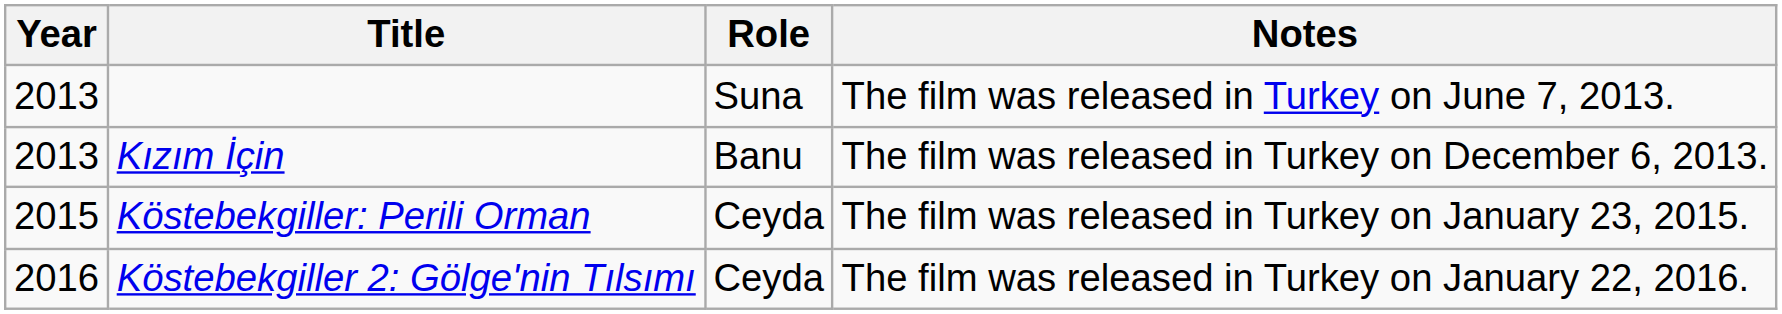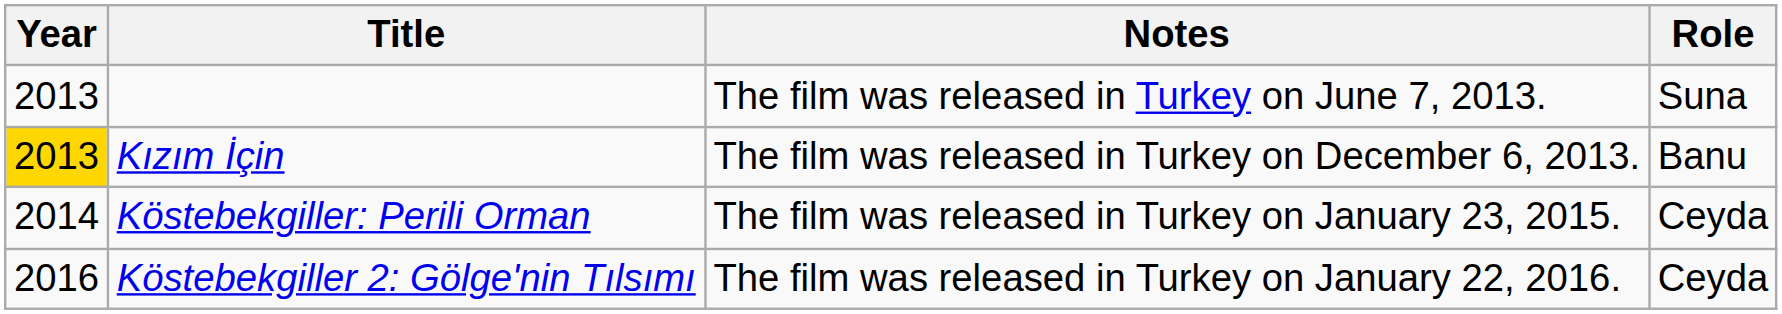columns swapped: (769, 34) <-> (1305, 34)
(57, 156) no background -> (57, 156) gold background
(57, 216) 2015 -> (57, 216) 2014
